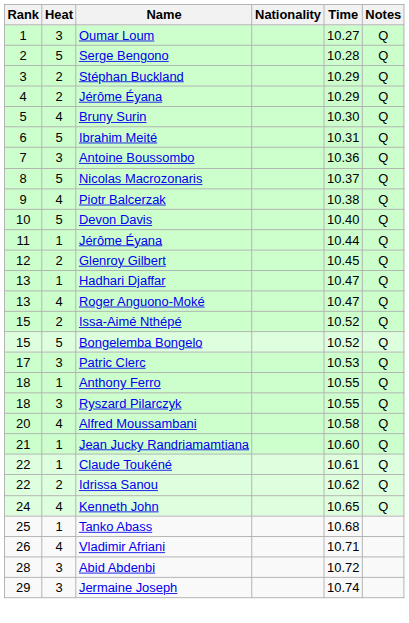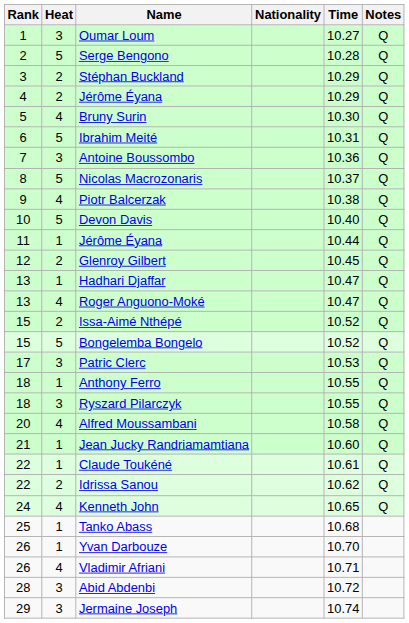+ row: (23, 547)
